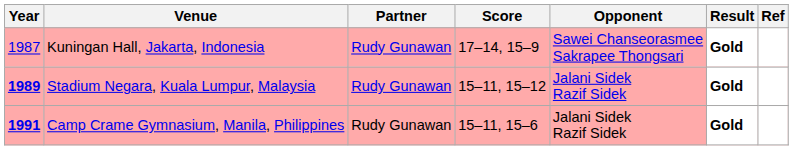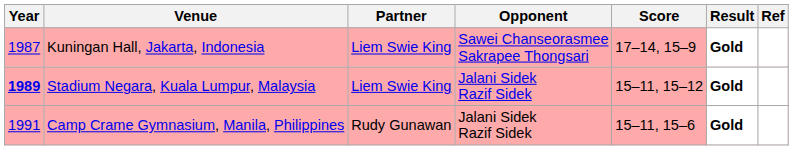columns swapped: (628, 16) <-> (502, 16)
(401, 47) Rudy Gunawan -> (401, 47) Liem Swie King
(401, 87) Rudy Gunawan -> (401, 87) Liem Swie King
(24, 126) bold -> (24, 126) normal
